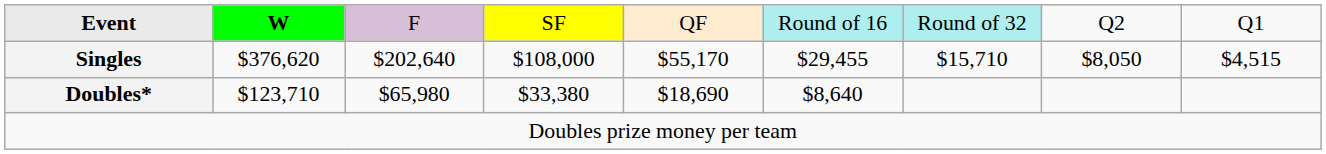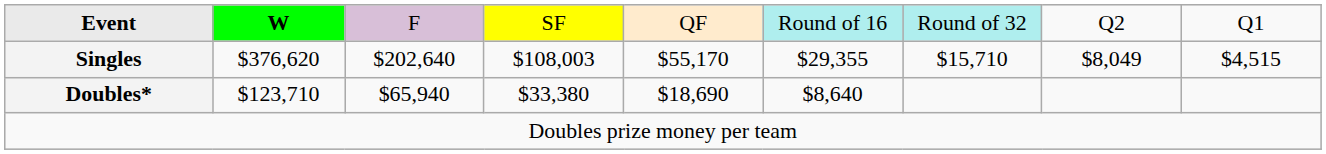(554, 59) $108,000 -> (554, 59) $108,003
(833, 59) $29,455 -> (833, 59) $29,355
(1111, 59) $8,050 -> (1111, 59) $8,049
(414, 95) $65,980 -> (414, 95) $65,940
